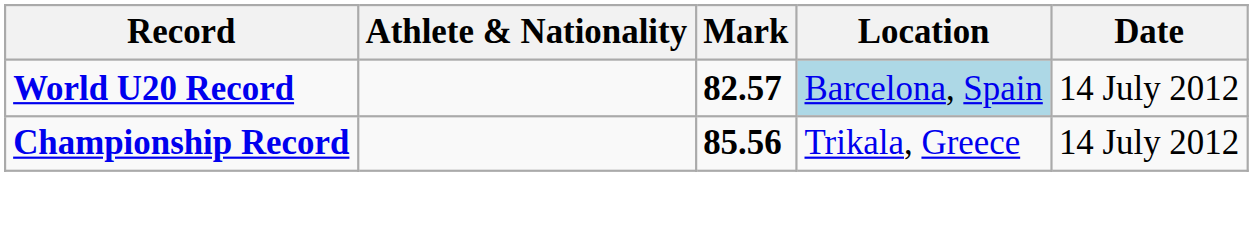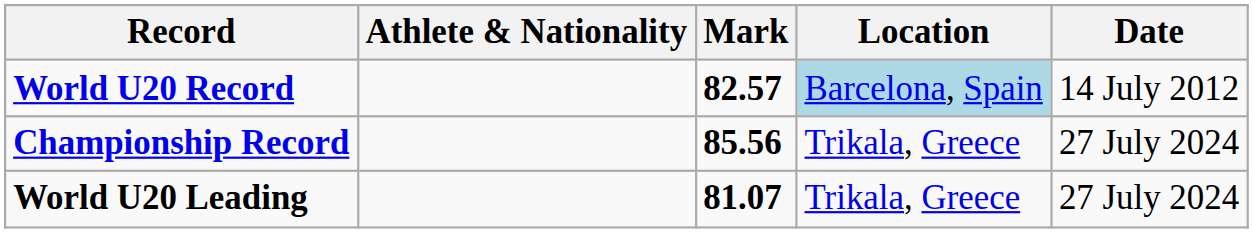(1149, 142) 14 July 2012 -> (1149, 142) 27 July 2024
+ row: (160, 198)
